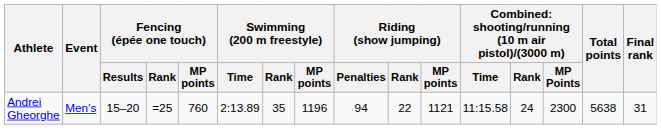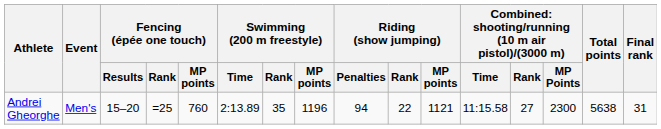(527, 109) 24 -> (527, 109) 27
